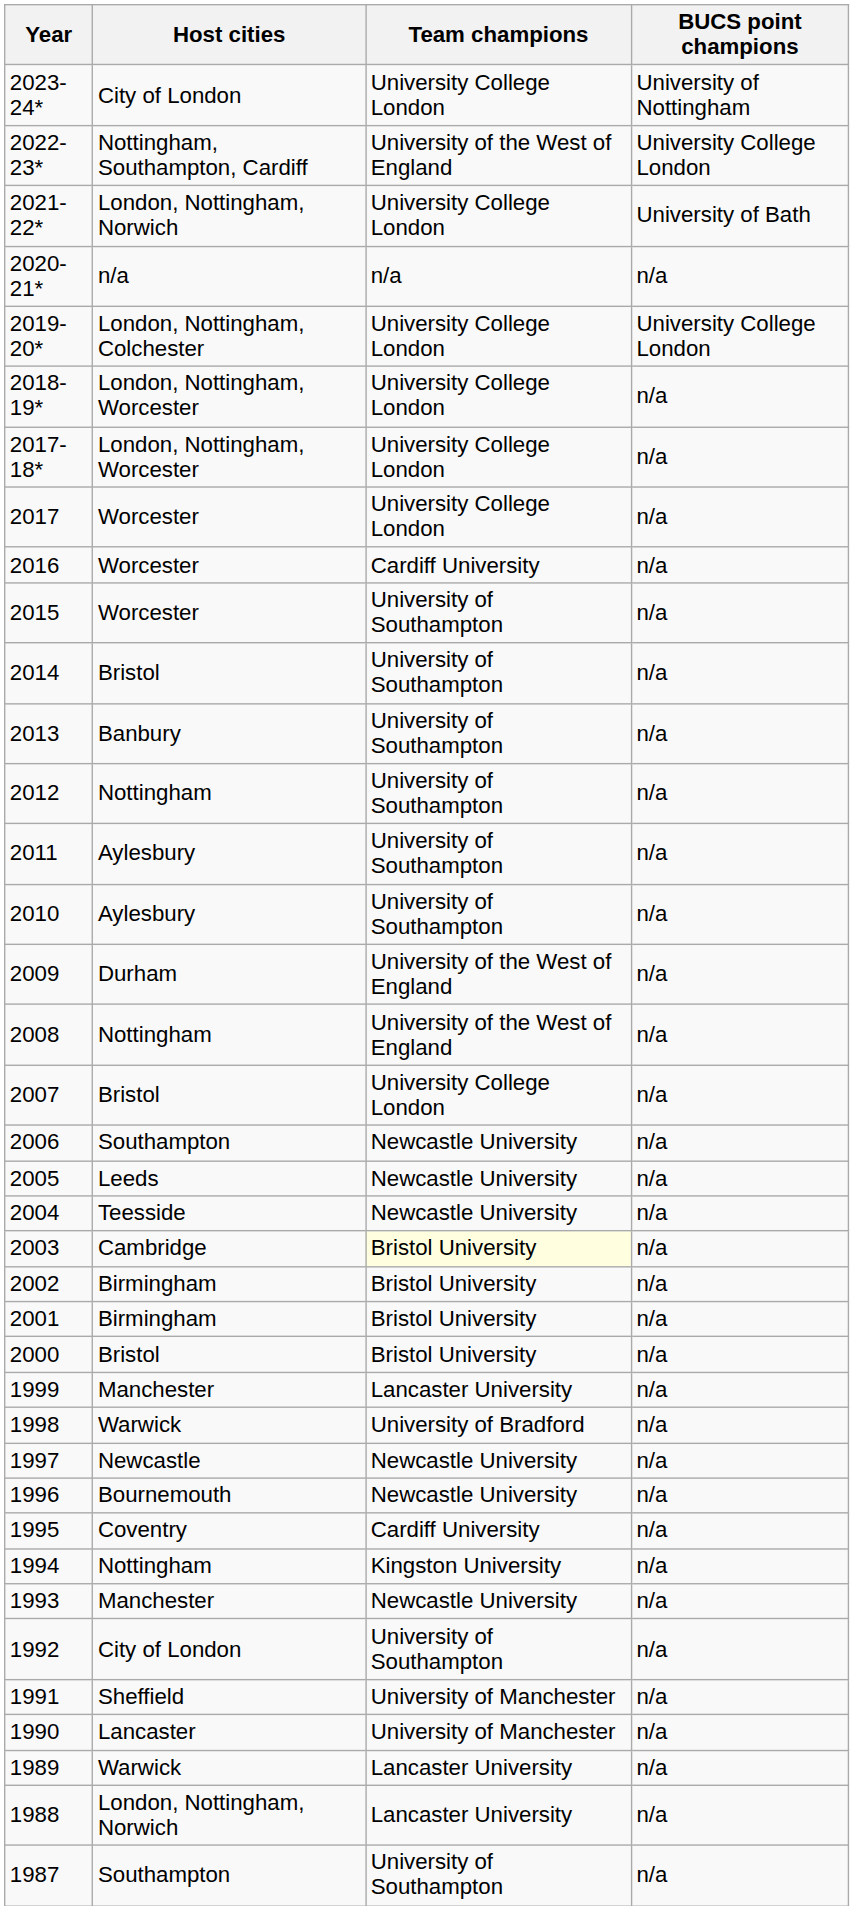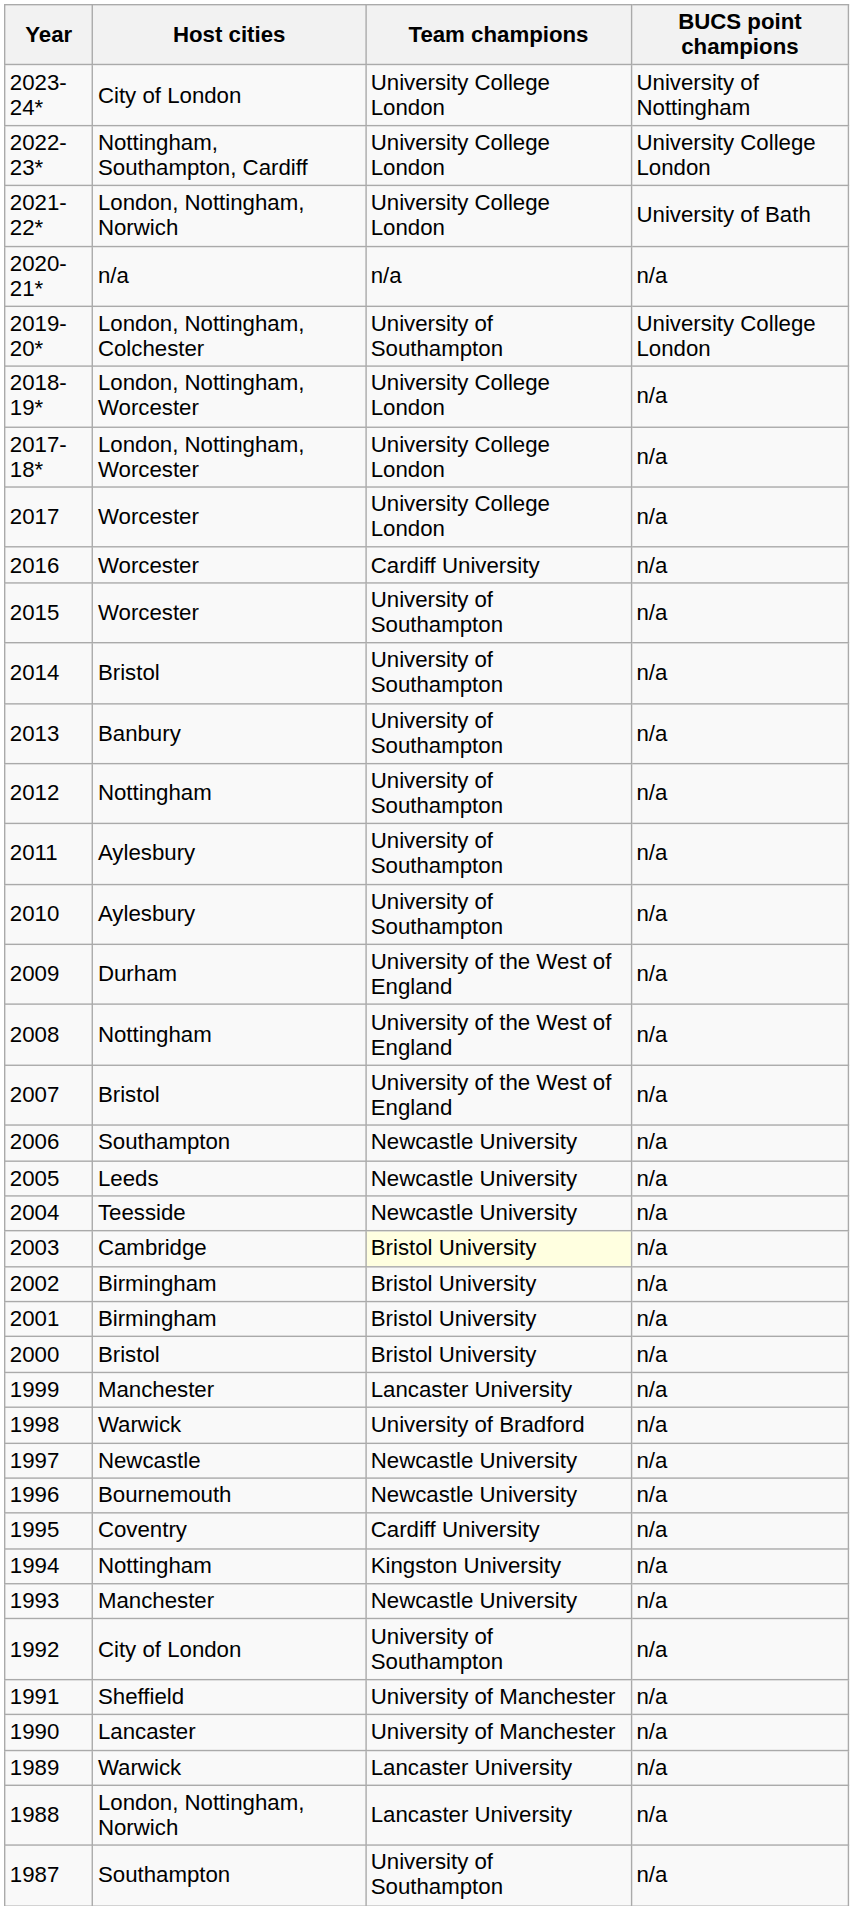(491, 155) University of the West of England -> (460, 155) University College London
(460, 336) University College London -> (437, 336) University of Southampton
(460, 1094) University College London -> (491, 1094) University of the West of England
